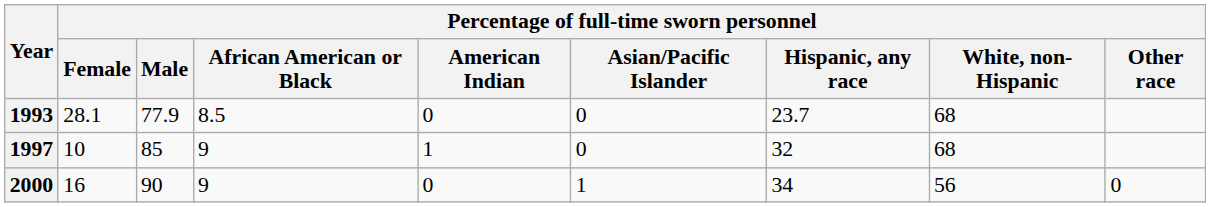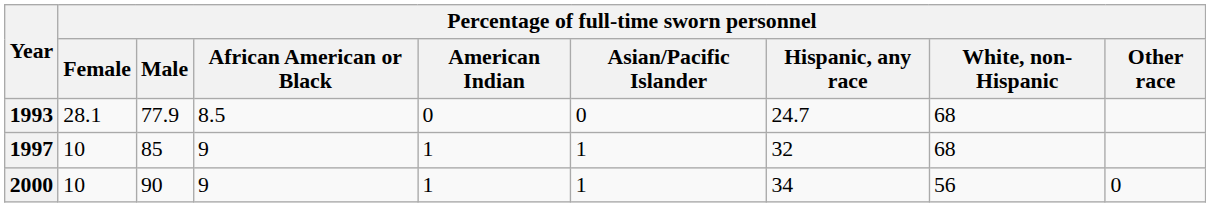(790, 115) 23.7 -> (790, 115) 24.7
(581, 149) 0 -> (581, 149) 1
(74, 184) 16 -> (74, 184) 10
(428, 184) 0 -> (428, 184) 1
